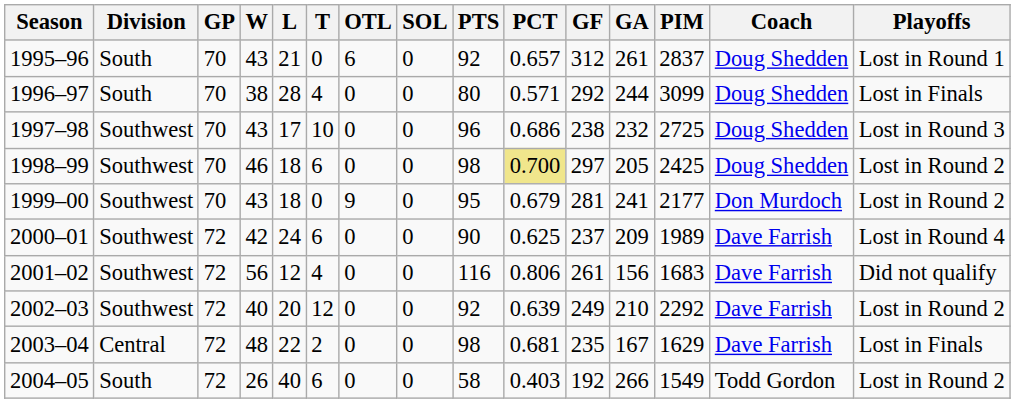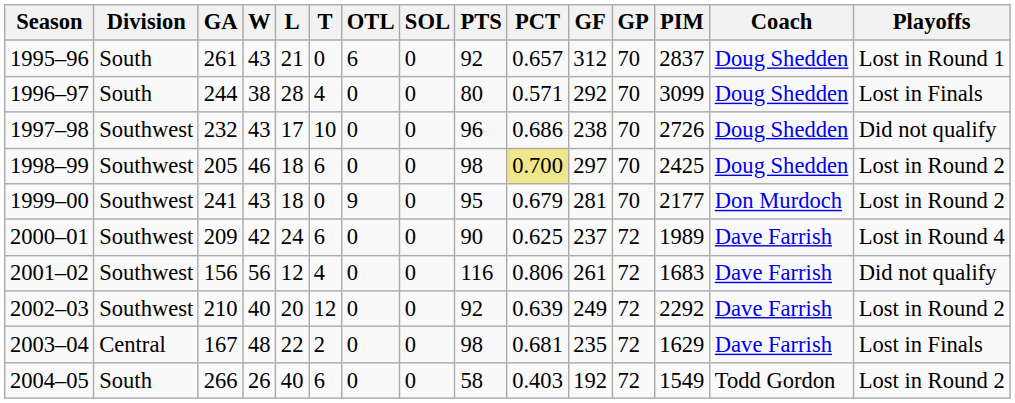columns swapped: (219, 22) <-> (632, 22)
(682, 129) 2725 -> (682, 129) 2726
(932, 129) Lost in Round 3 -> (928, 129) Did not qualify
